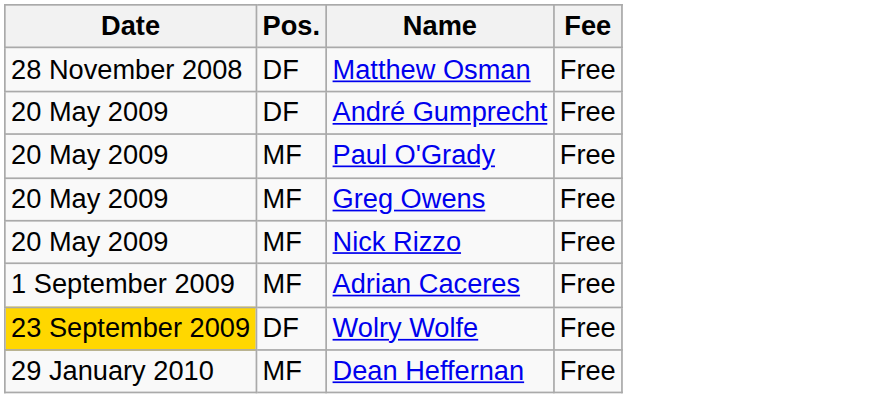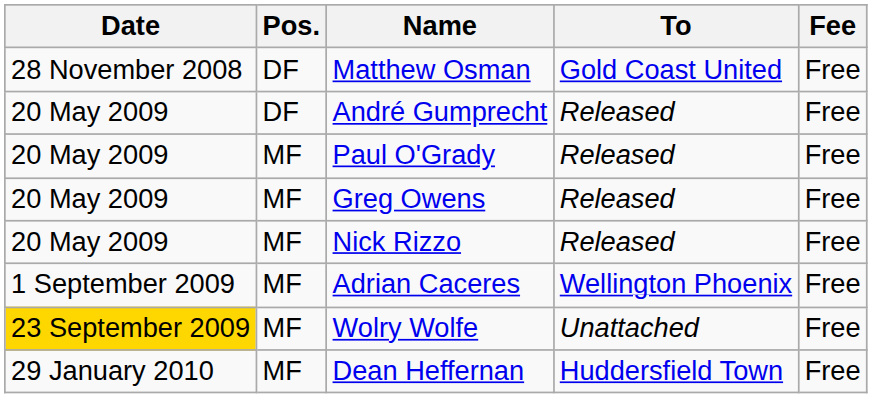+ column: (676, 26)
(281, 328) DF -> (282, 328) MF
